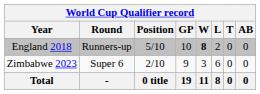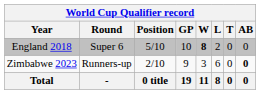(107, 47) Runners-up -> (107, 47) Super 6
(107, 64) Super 6 -> (107, 64) Runners-up
(246, 64) normal -> (246, 64) bold
